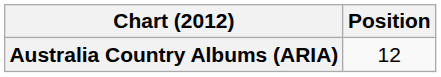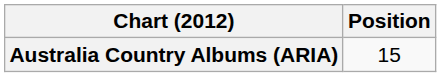(389, 54) 12 -> (389, 54) 15
